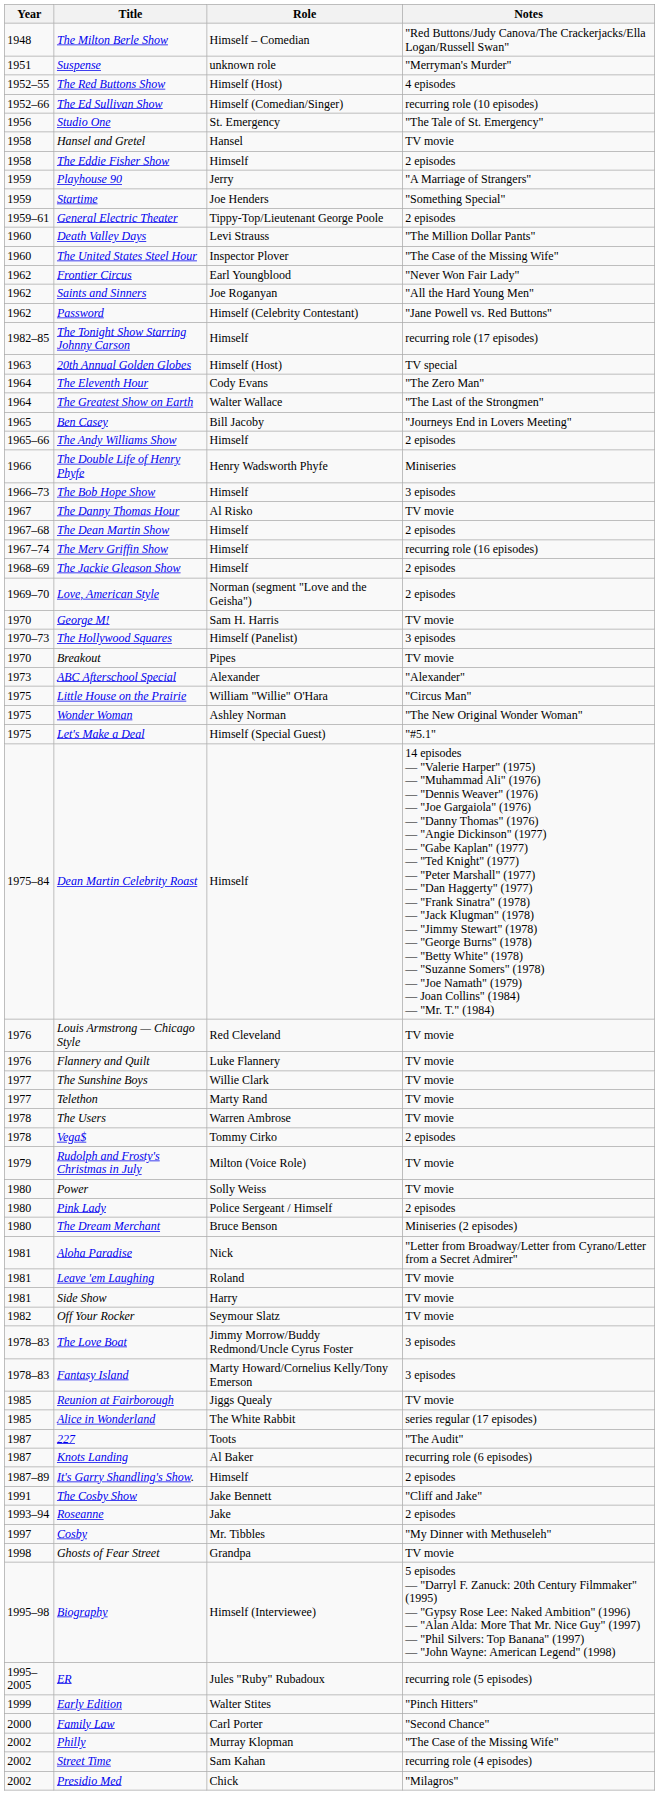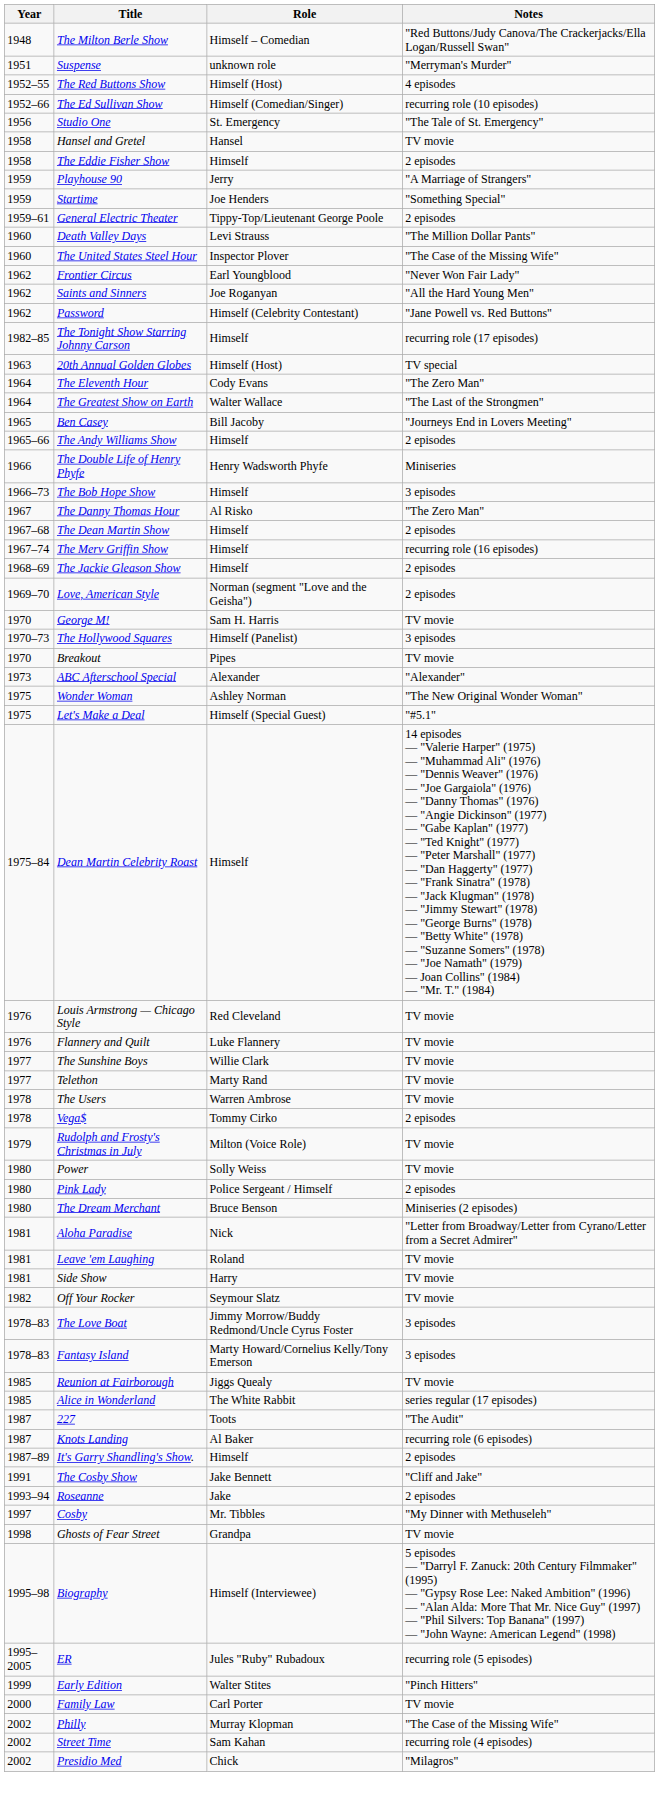(430, 511) TV movie -> (445, 511) "The Zero Man"
- row: (122, 696)
(447, 1723) "Second Chance" -> (430, 1704) TV movie
